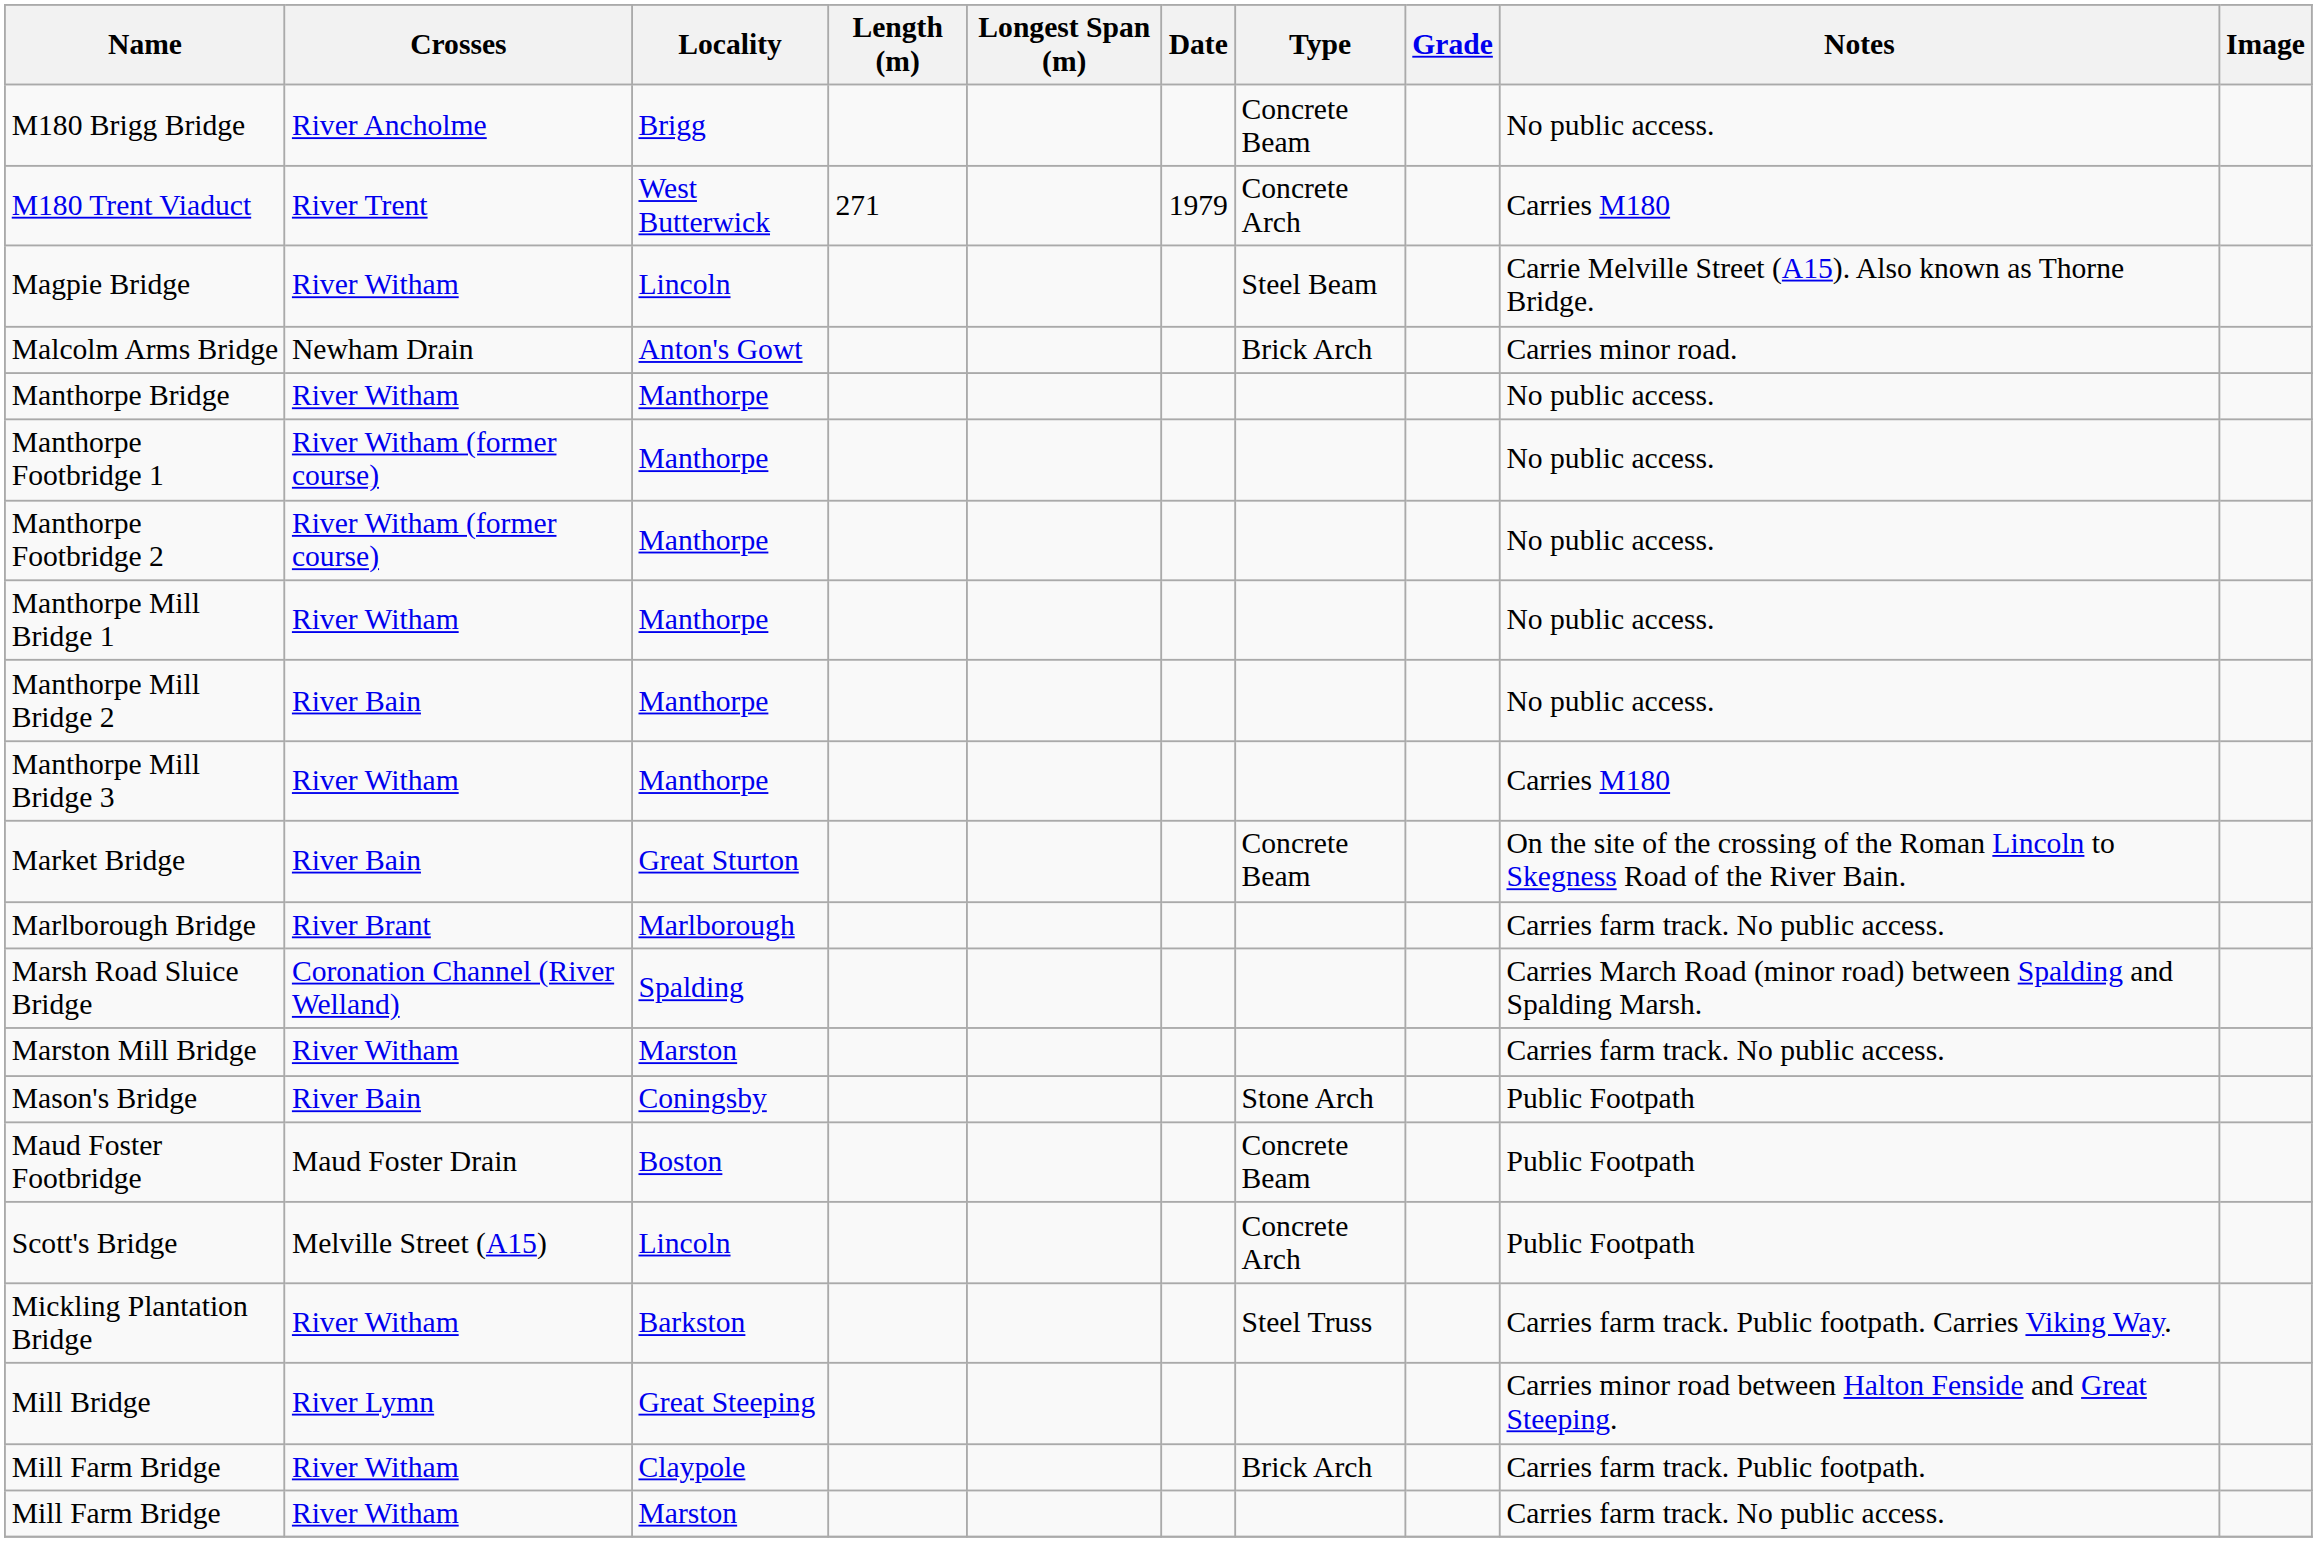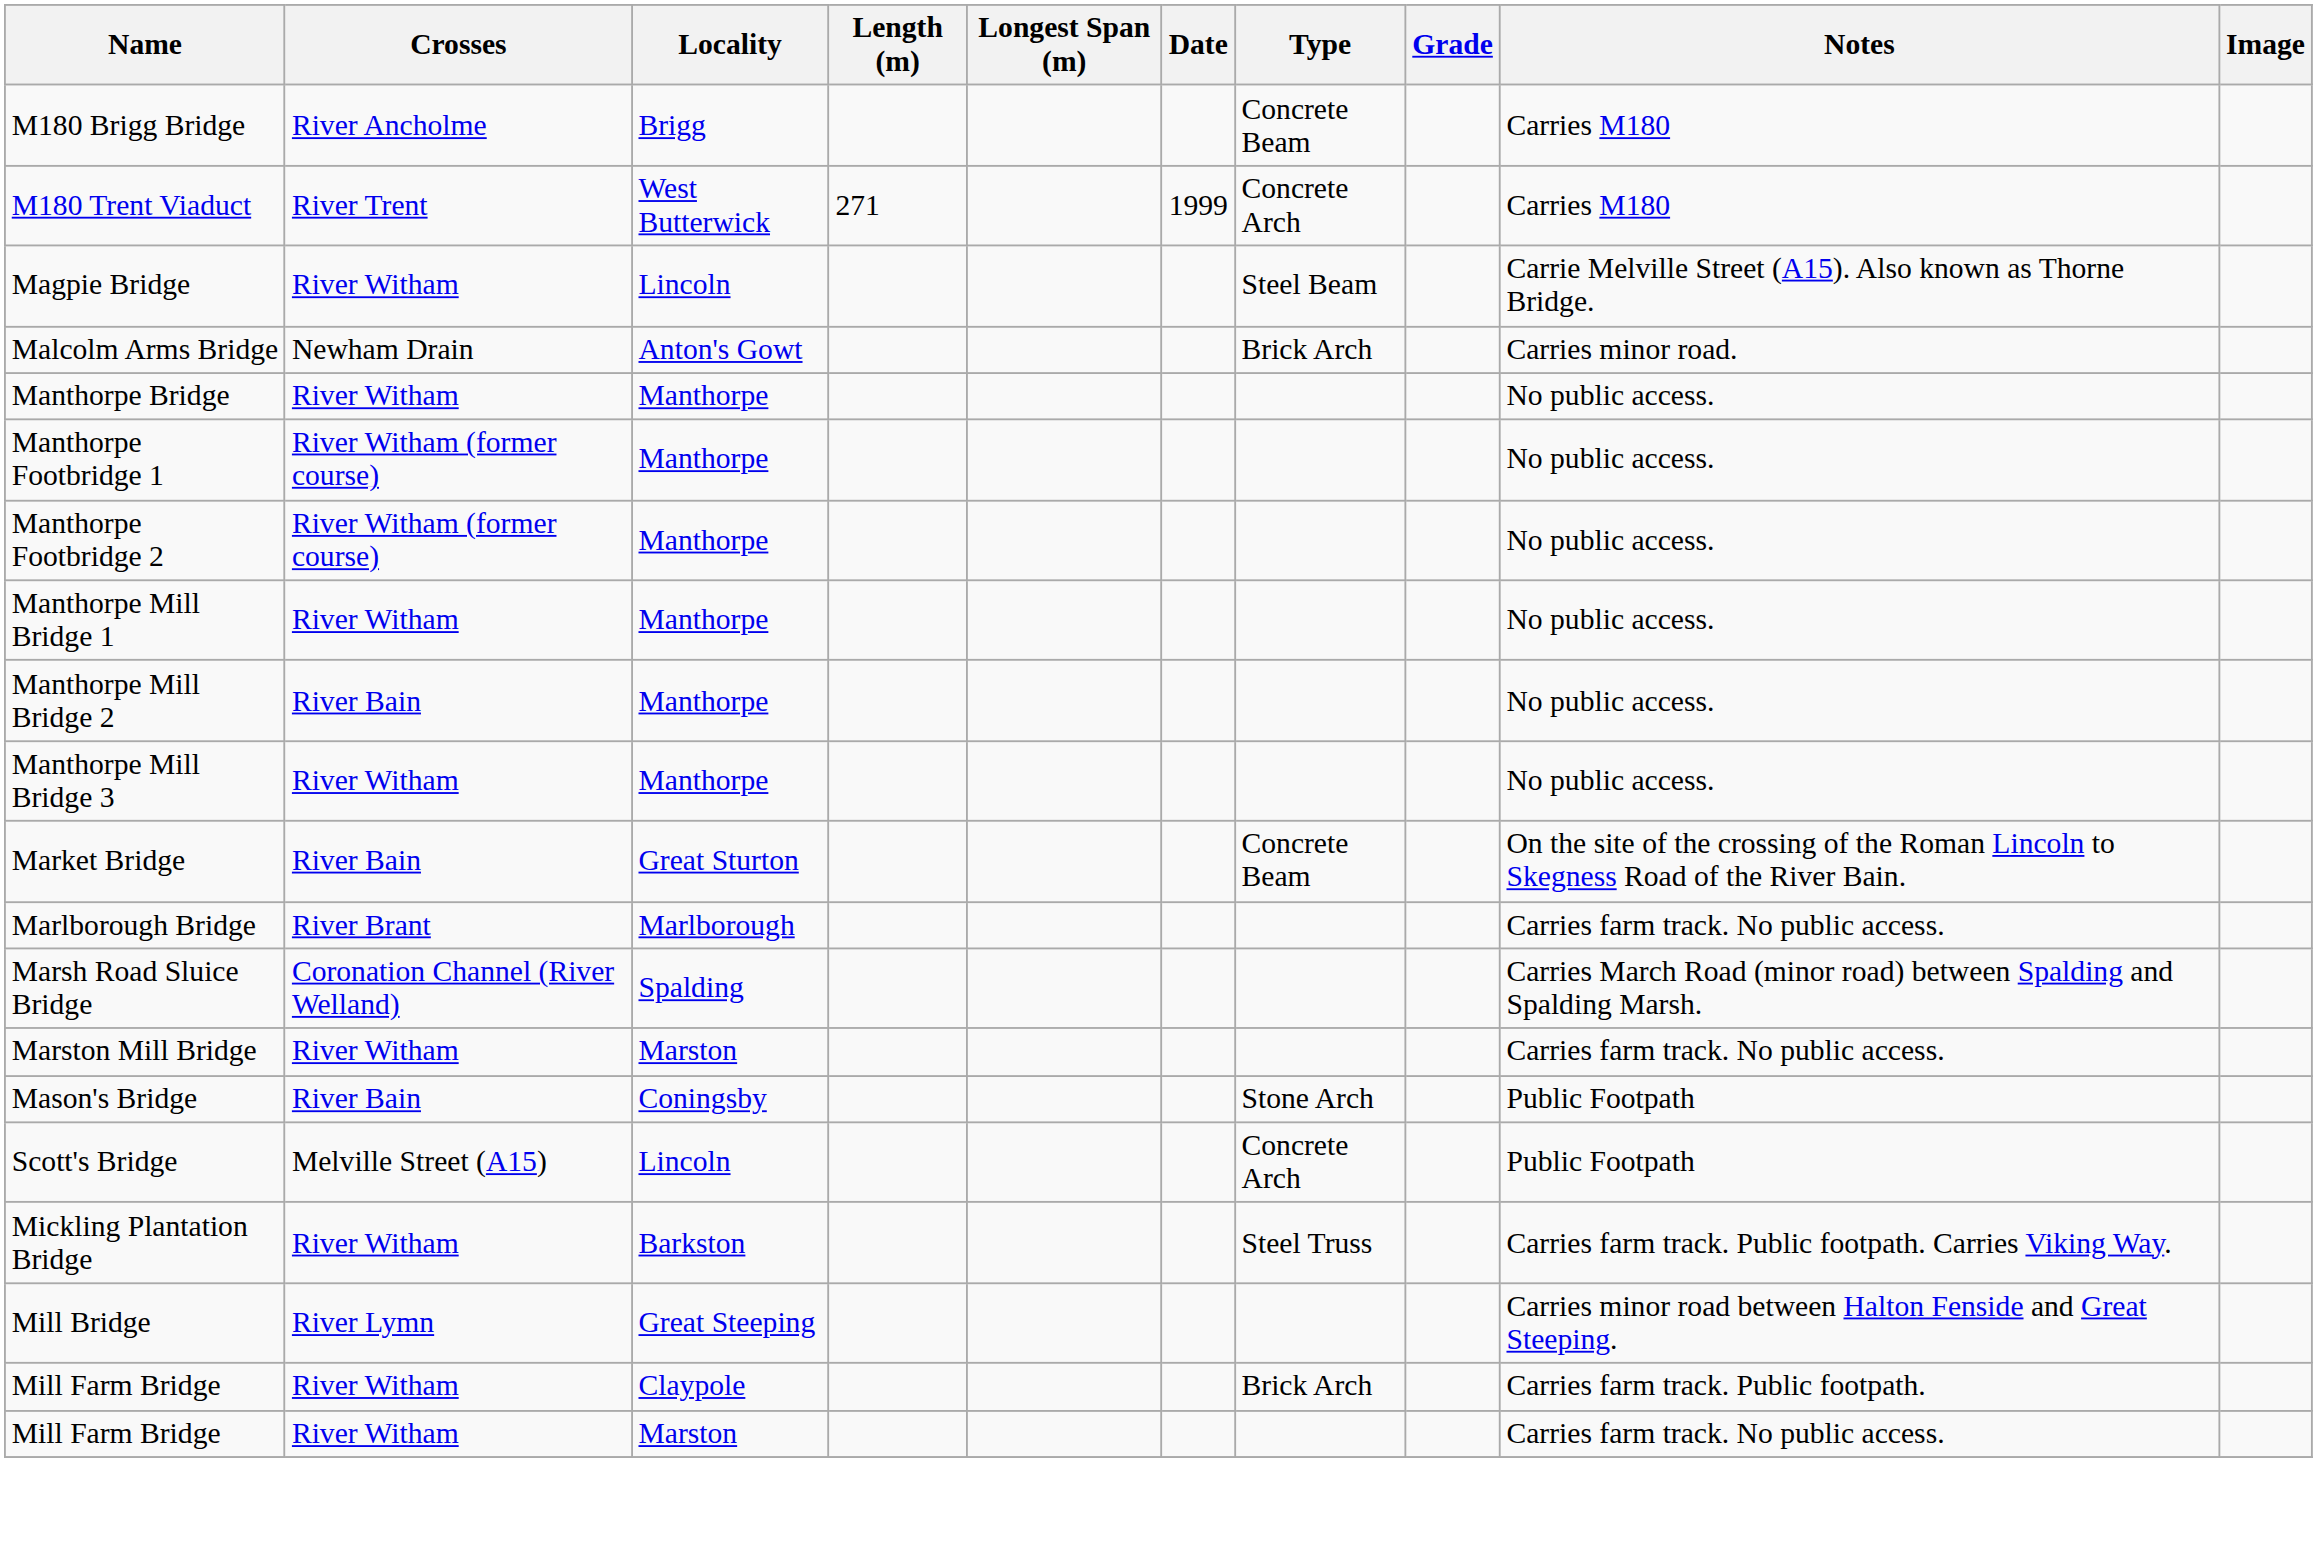(1610, 124) No public access. -> (1588, 124) Carries M180
(1198, 205) 1979 -> (1198, 205) 1999
(1588, 780) Carries M180 -> (1610, 780) No public access.
- row: (87, 1162)
